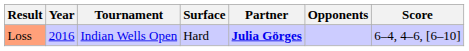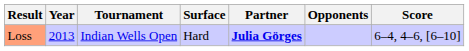(62, 35) 2016 -> (62, 35) 2013
